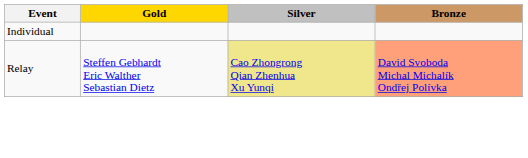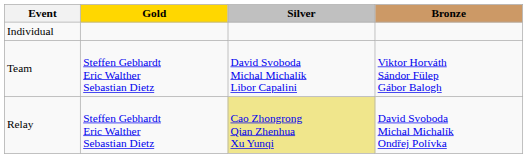+ row: (20, 68)
(416, 75) lightsalmon background -> (416, 131) no background
